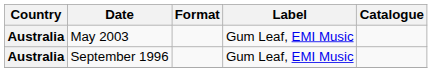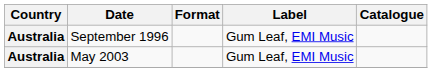rows swapped: (120, 57) <-> (100, 36)
